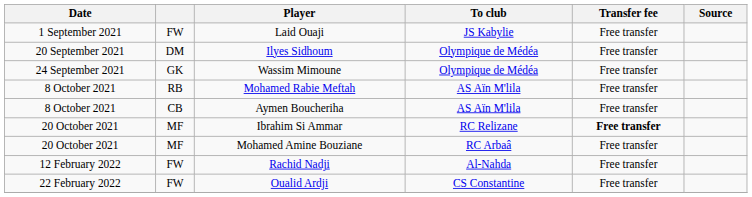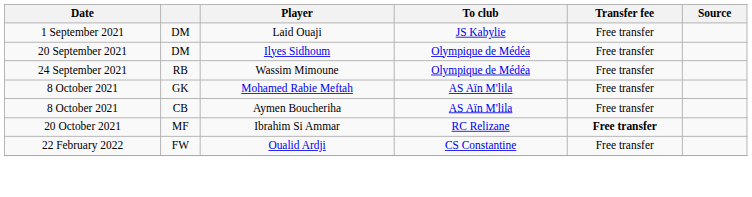(175, 32) FW -> (180, 32) DM
(175, 70) GK -> (180, 70) RB
(175, 88) RB -> (180, 88) GK
- row: (299, 145)
- row: (299, 164)
